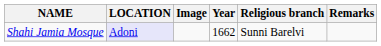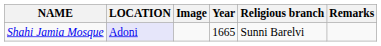(224, 31) 1662 -> (224, 31) 1665
